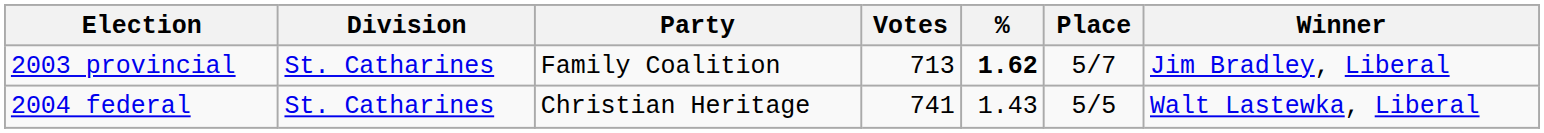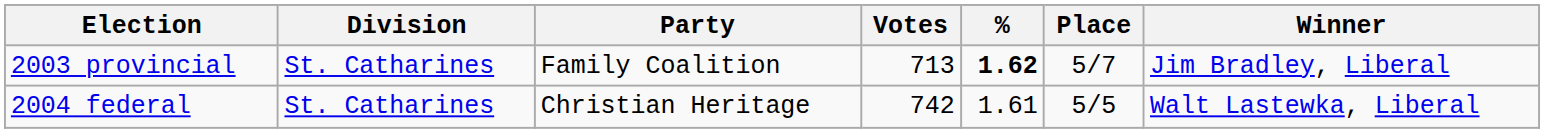(932, 107) 741 -> (932, 107) 742
(1008, 107) 1.43 -> (1008, 107) 1.61
